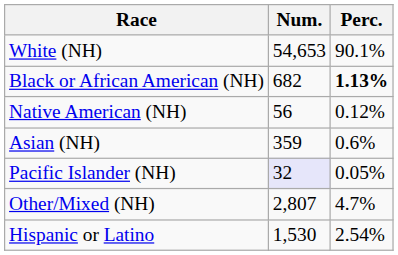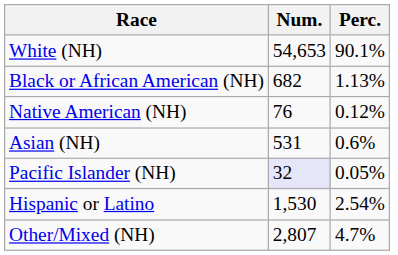(362, 81) bold -> (360, 81) normal
(282, 111) 56 -> (282, 111) 76
(287, 142) 359 -> (287, 142) 531
rows swapped: (82, 204) <-> (82, 234)
